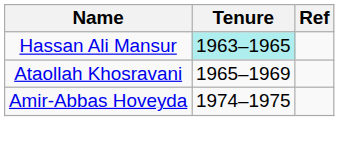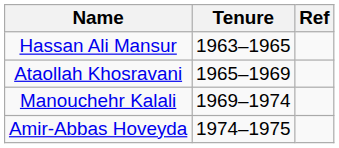(243, 45) paleturquoise background -> (243, 45) no background
+ row: (98, 101)
